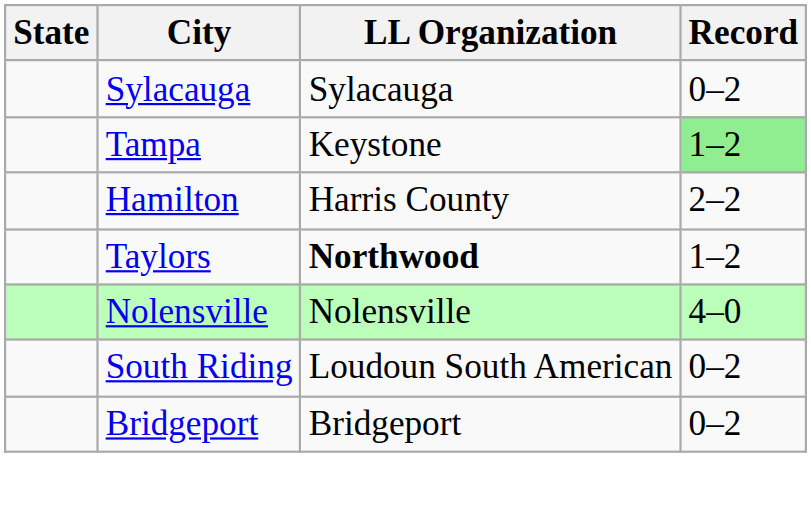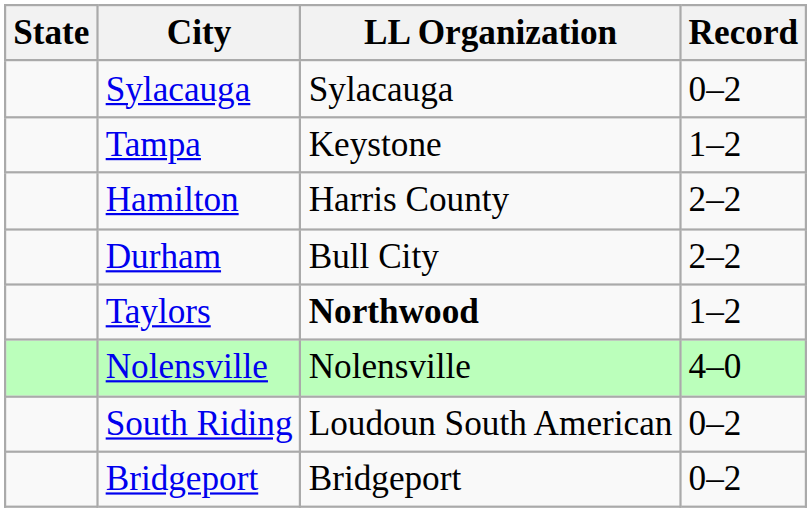(715, 144) lightgreen background -> (715, 144) no background
+ row: (163, 255)
